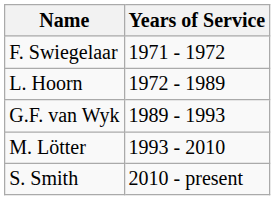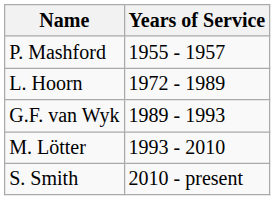+ row: (58, 52)
- row: (63, 52)
